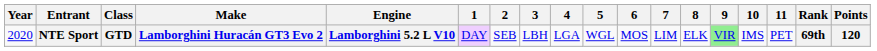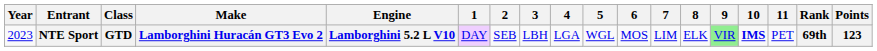(20, 35) 2020 -> (20, 35) 2023
(753, 35) normal -> (753, 35) bold
(851, 35) 120 -> (852, 35) 123
